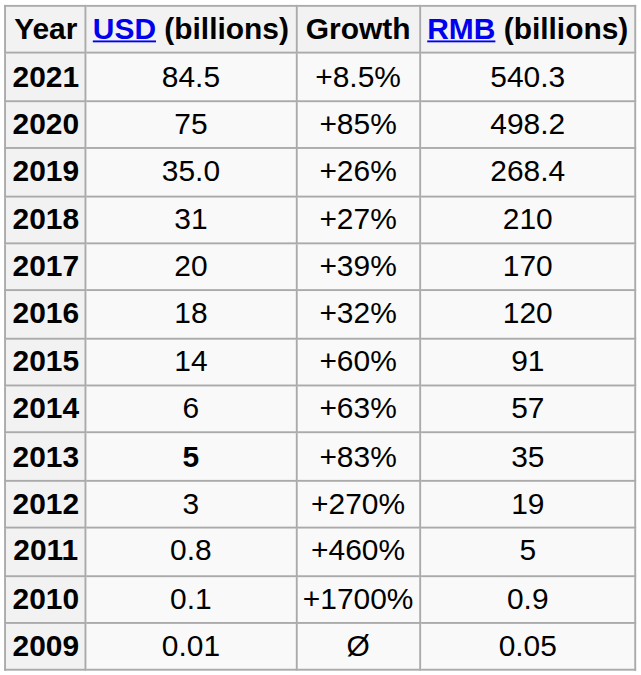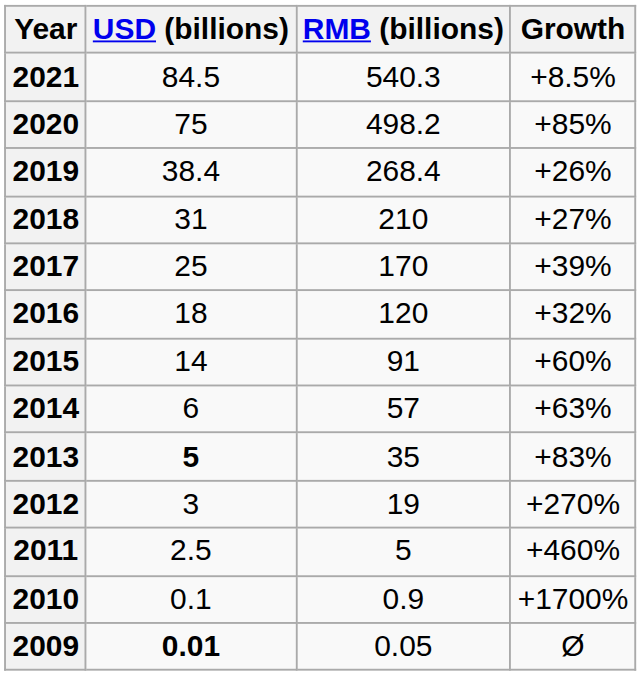columns swapped: (528, 29) <-> (358, 29)
(191, 171) 35.0 -> (191, 171) 38.4
(191, 266) 20 -> (191, 266) 25
(191, 551) 0.8 -> (191, 551) 2.5
(191, 646) normal -> (191, 646) bold
